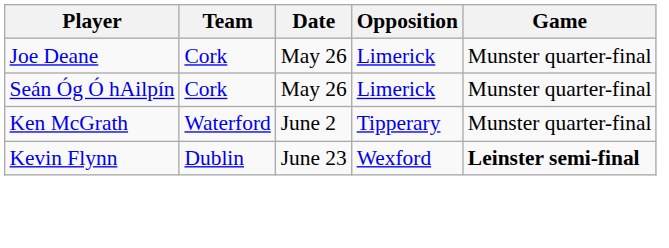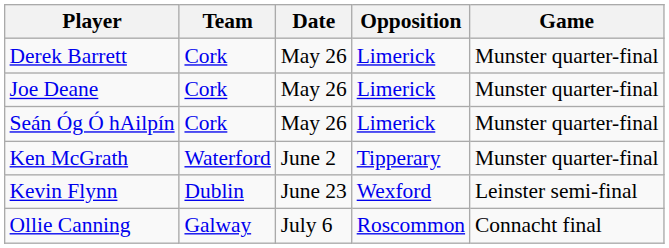+ row: (68, 55)
(554, 157) bold -> (556, 191) normal
+ row: (70, 225)
